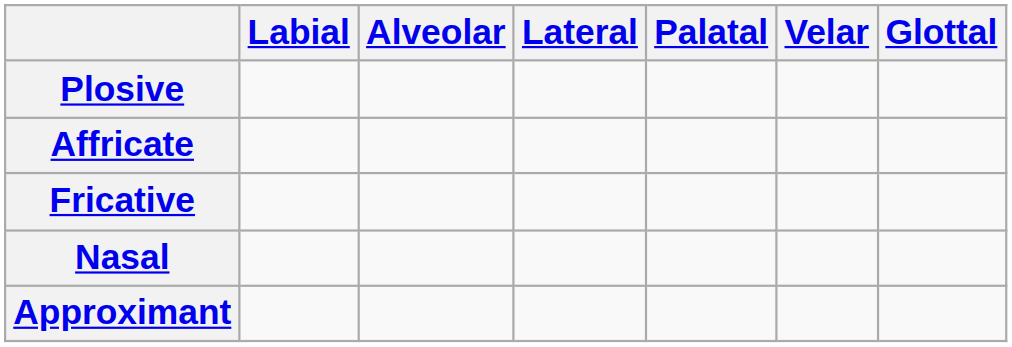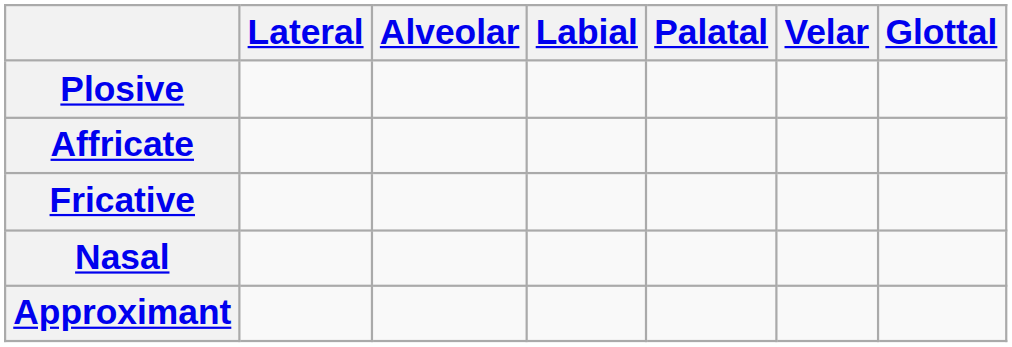columns swapped: (299, 32) <-> (580, 32)
